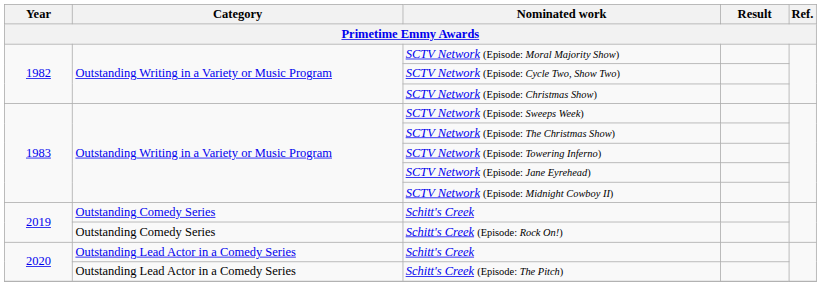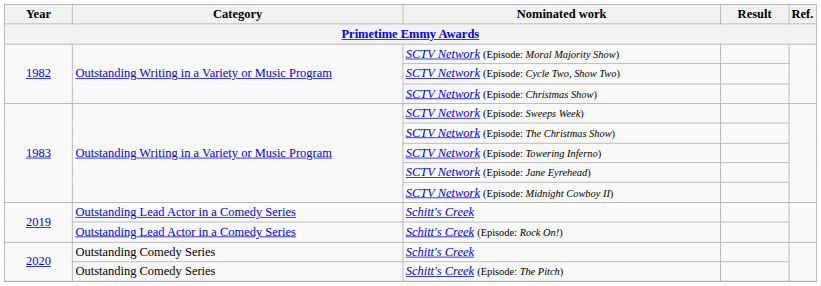(145, 212) Outstanding Comedy Series -> (186, 212) Outstanding Lead Actor in a Comedy Series
(145, 232) Outstanding Comedy Series -> (186, 232) Outstanding Lead Actor in a Comedy Series
(186, 251) Outstanding Lead Actor in a Comedy Series -> (145, 251) Outstanding Comedy Series
(186, 271) Outstanding Lead Actor in a Comedy Series -> (145, 271) Outstanding Comedy Series
